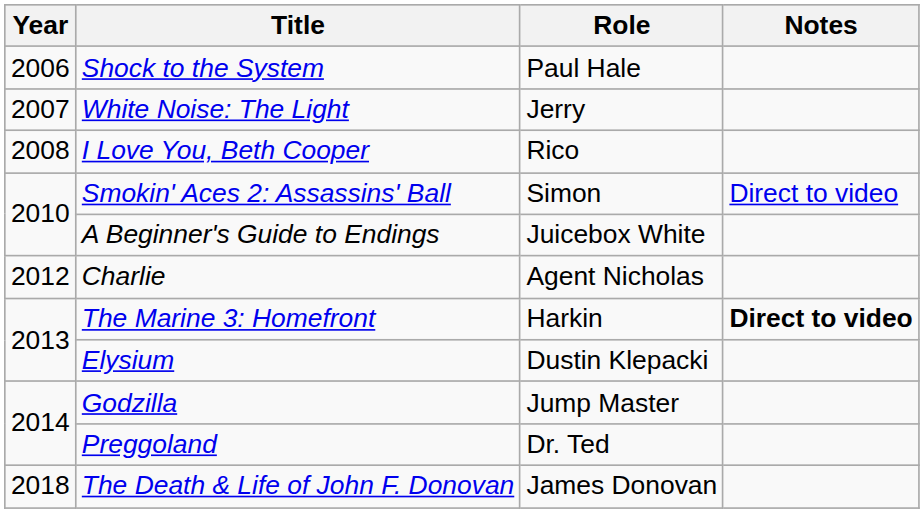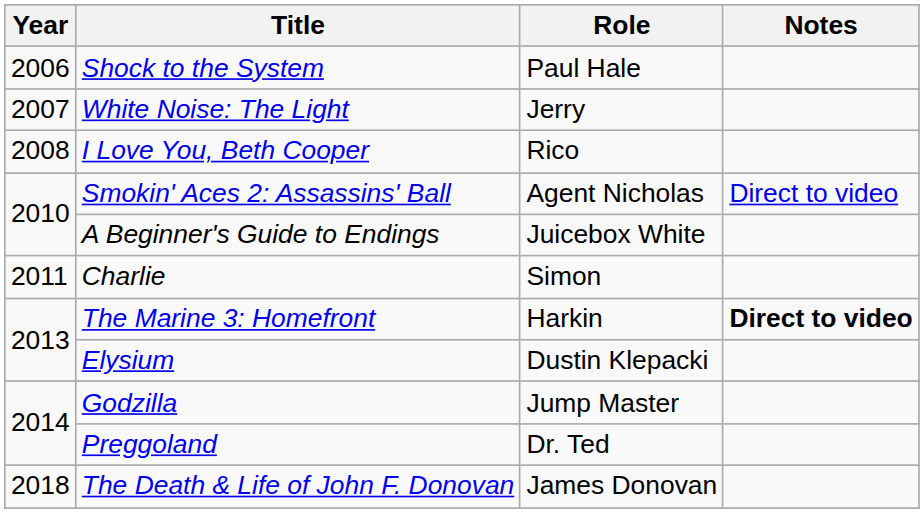(564, 192) Simon -> (615, 192) Agent Nicholas
(40, 276) 2012 -> (39, 276) 2011
(615, 276) Agent Nicholas -> (564, 276) Simon
